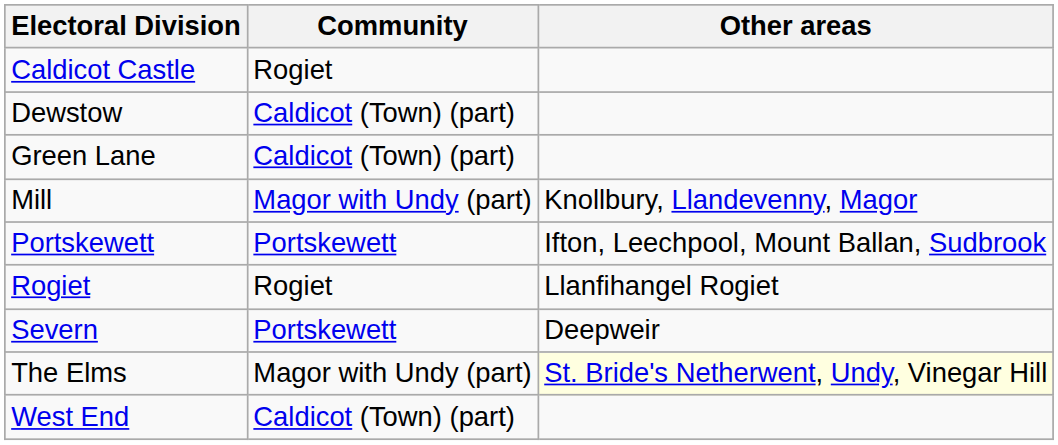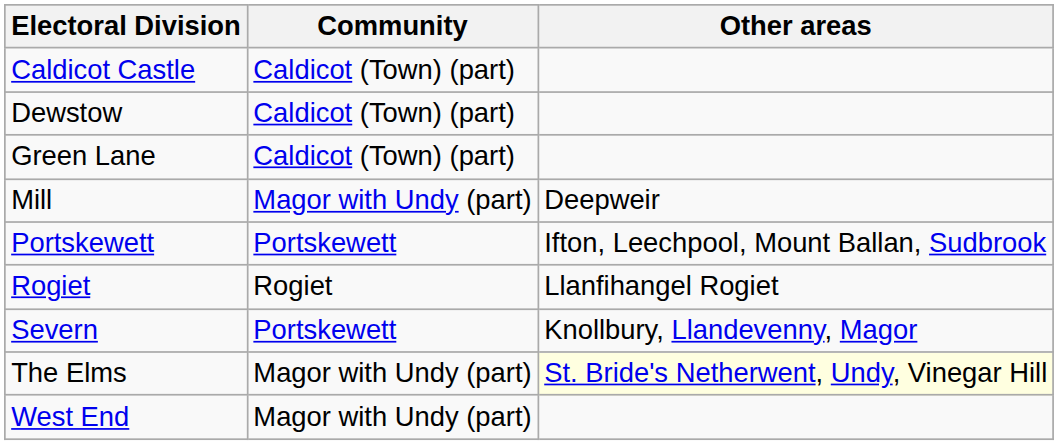(293, 69) Rogiet -> (384, 69) Caldicot (Town) (part)
(731, 199) Knollbury, Llandevenny, Magor -> (602, 199) Deepweir
(602, 329) Deepweir -> (731, 329) Knollbury, Llandevenny, Magor
(384, 416) Caldicot (Town) (part) -> (392, 416) Magor with Undy (part)
